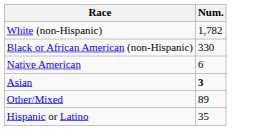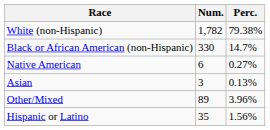+ column: (245, 13)
(201, 82) bold -> (201, 82) normal
